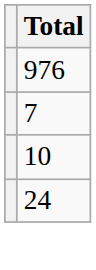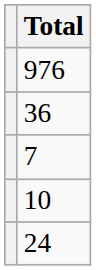+ row: (37, 112)
